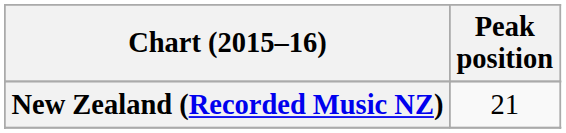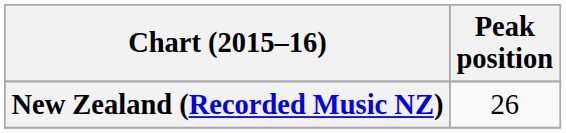(505, 104) 21 -> (505, 104) 26
